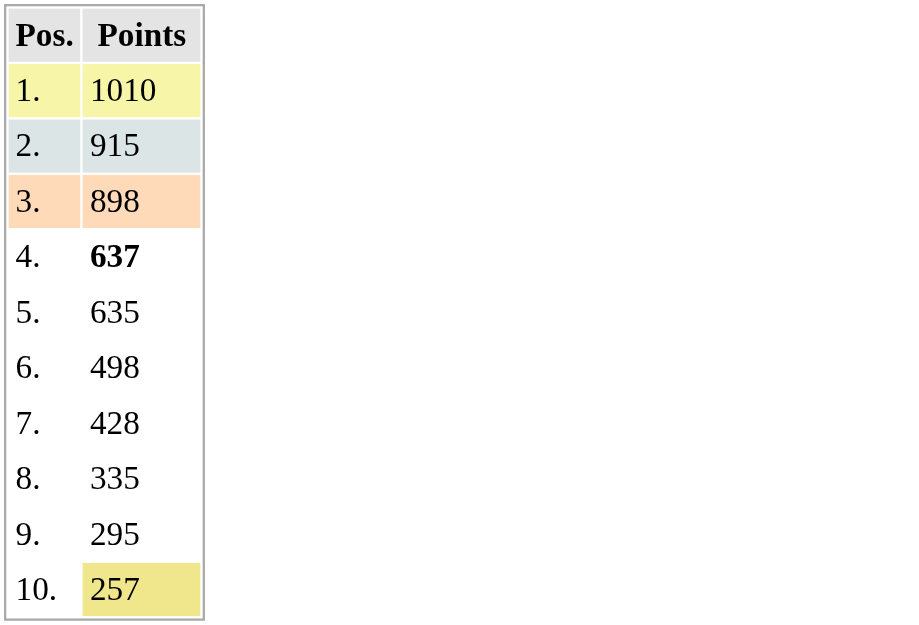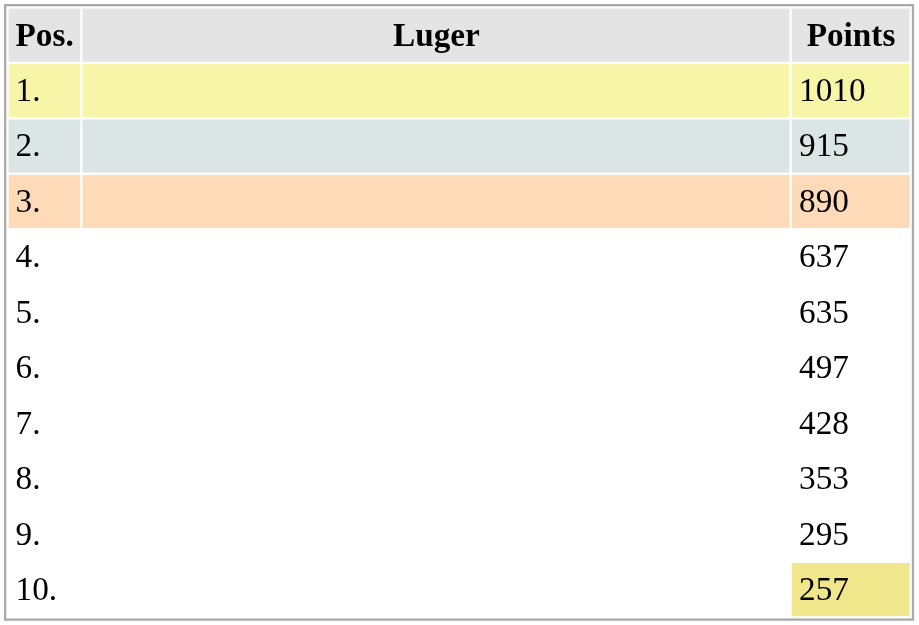+ column: (436, 34)
(115, 200) 898 -> (824, 200) 890
(115, 256) bold -> (824, 256) normal
(115, 367) 498 -> (824, 367) 497
(115, 478) 335 -> (824, 478) 353
